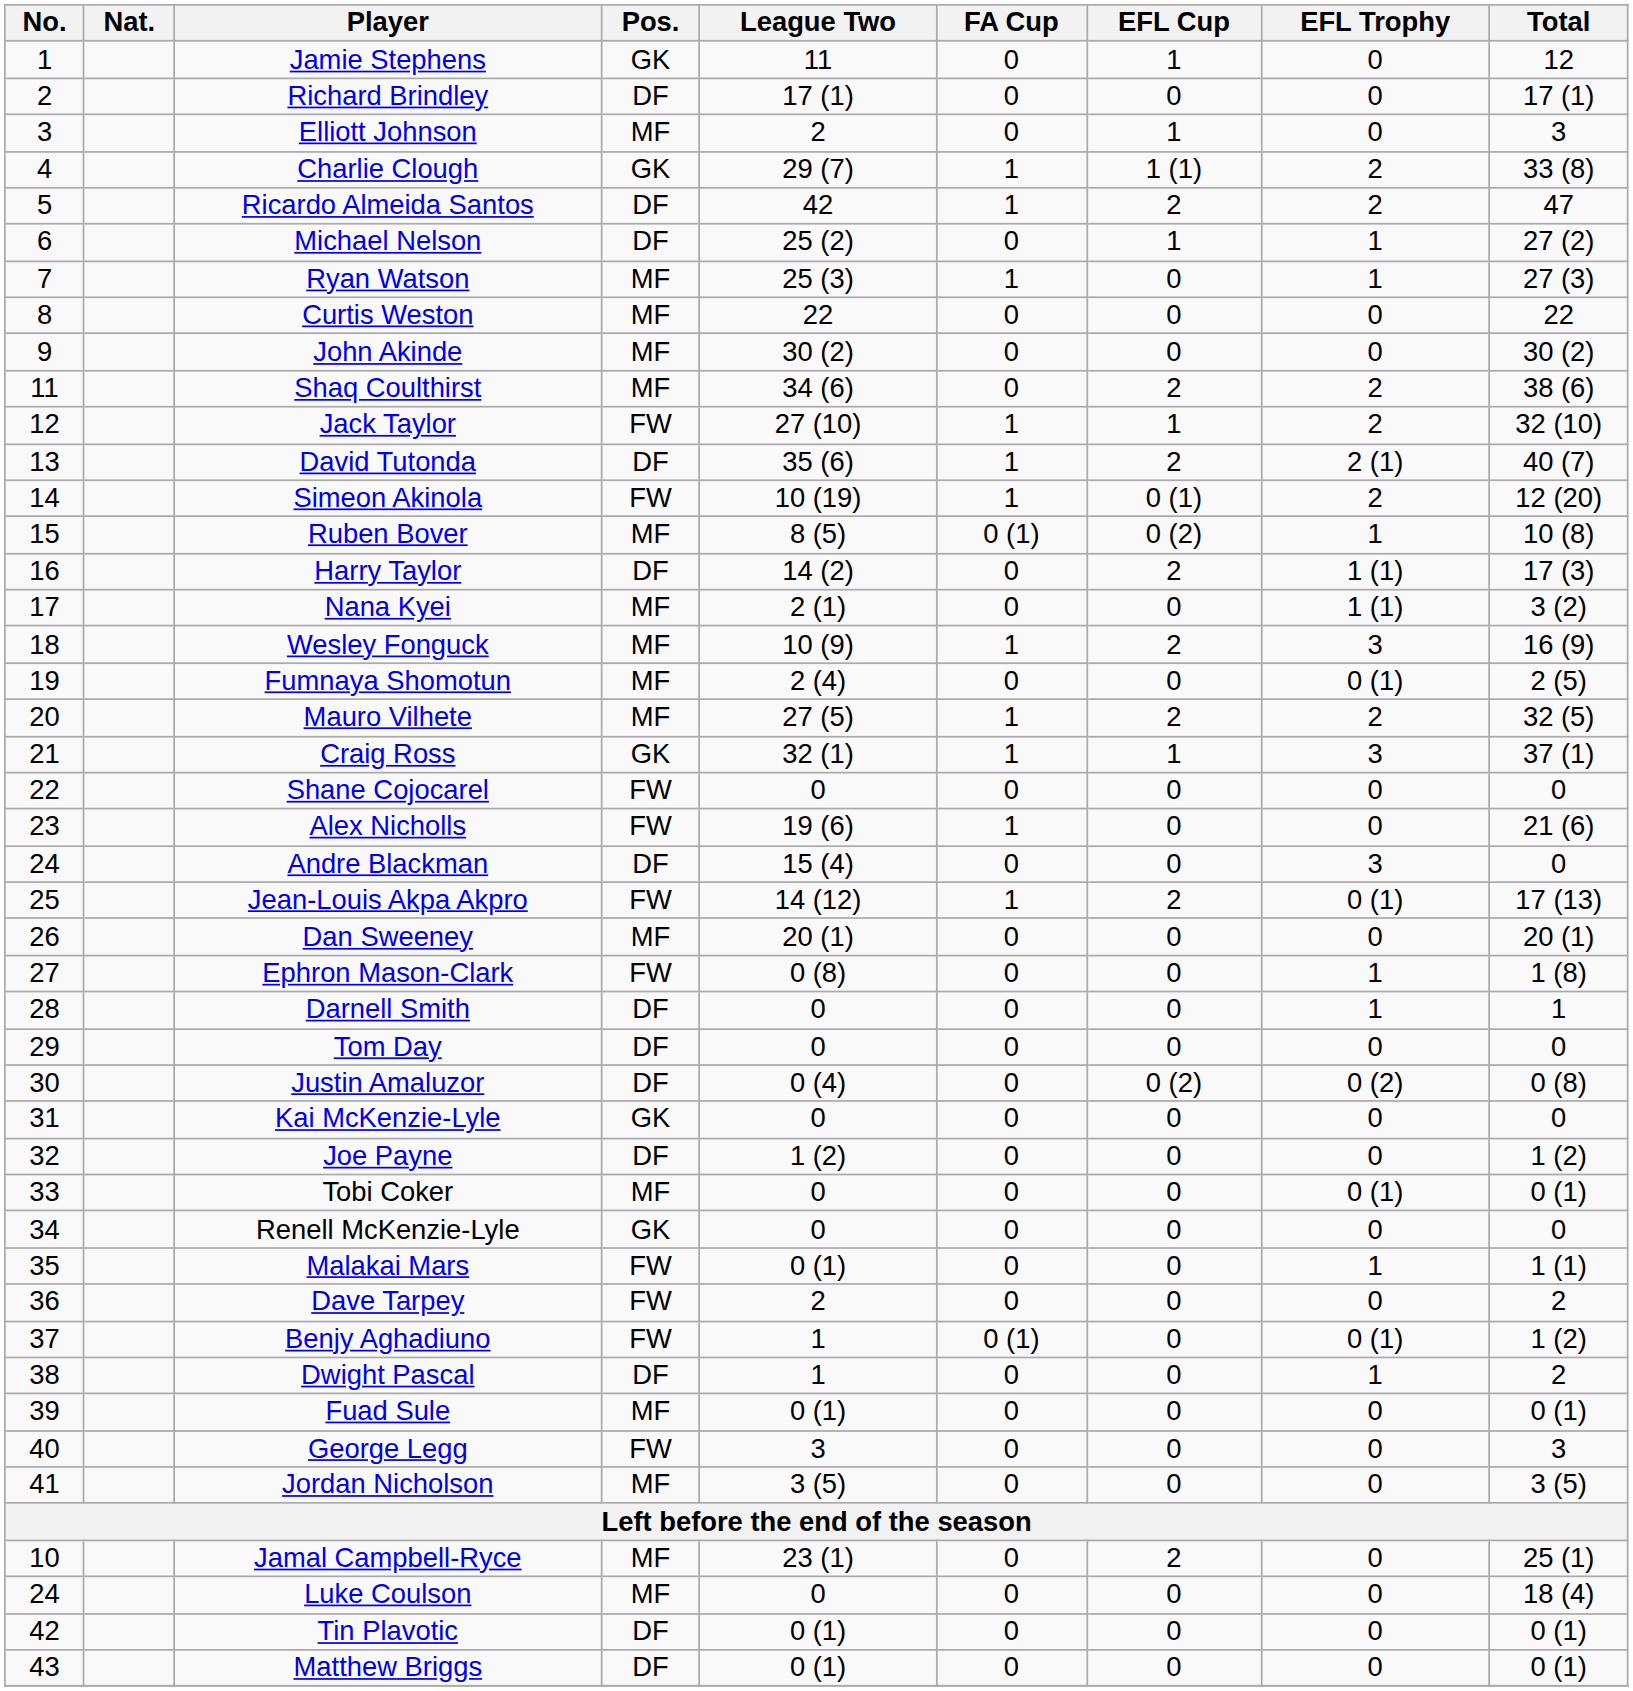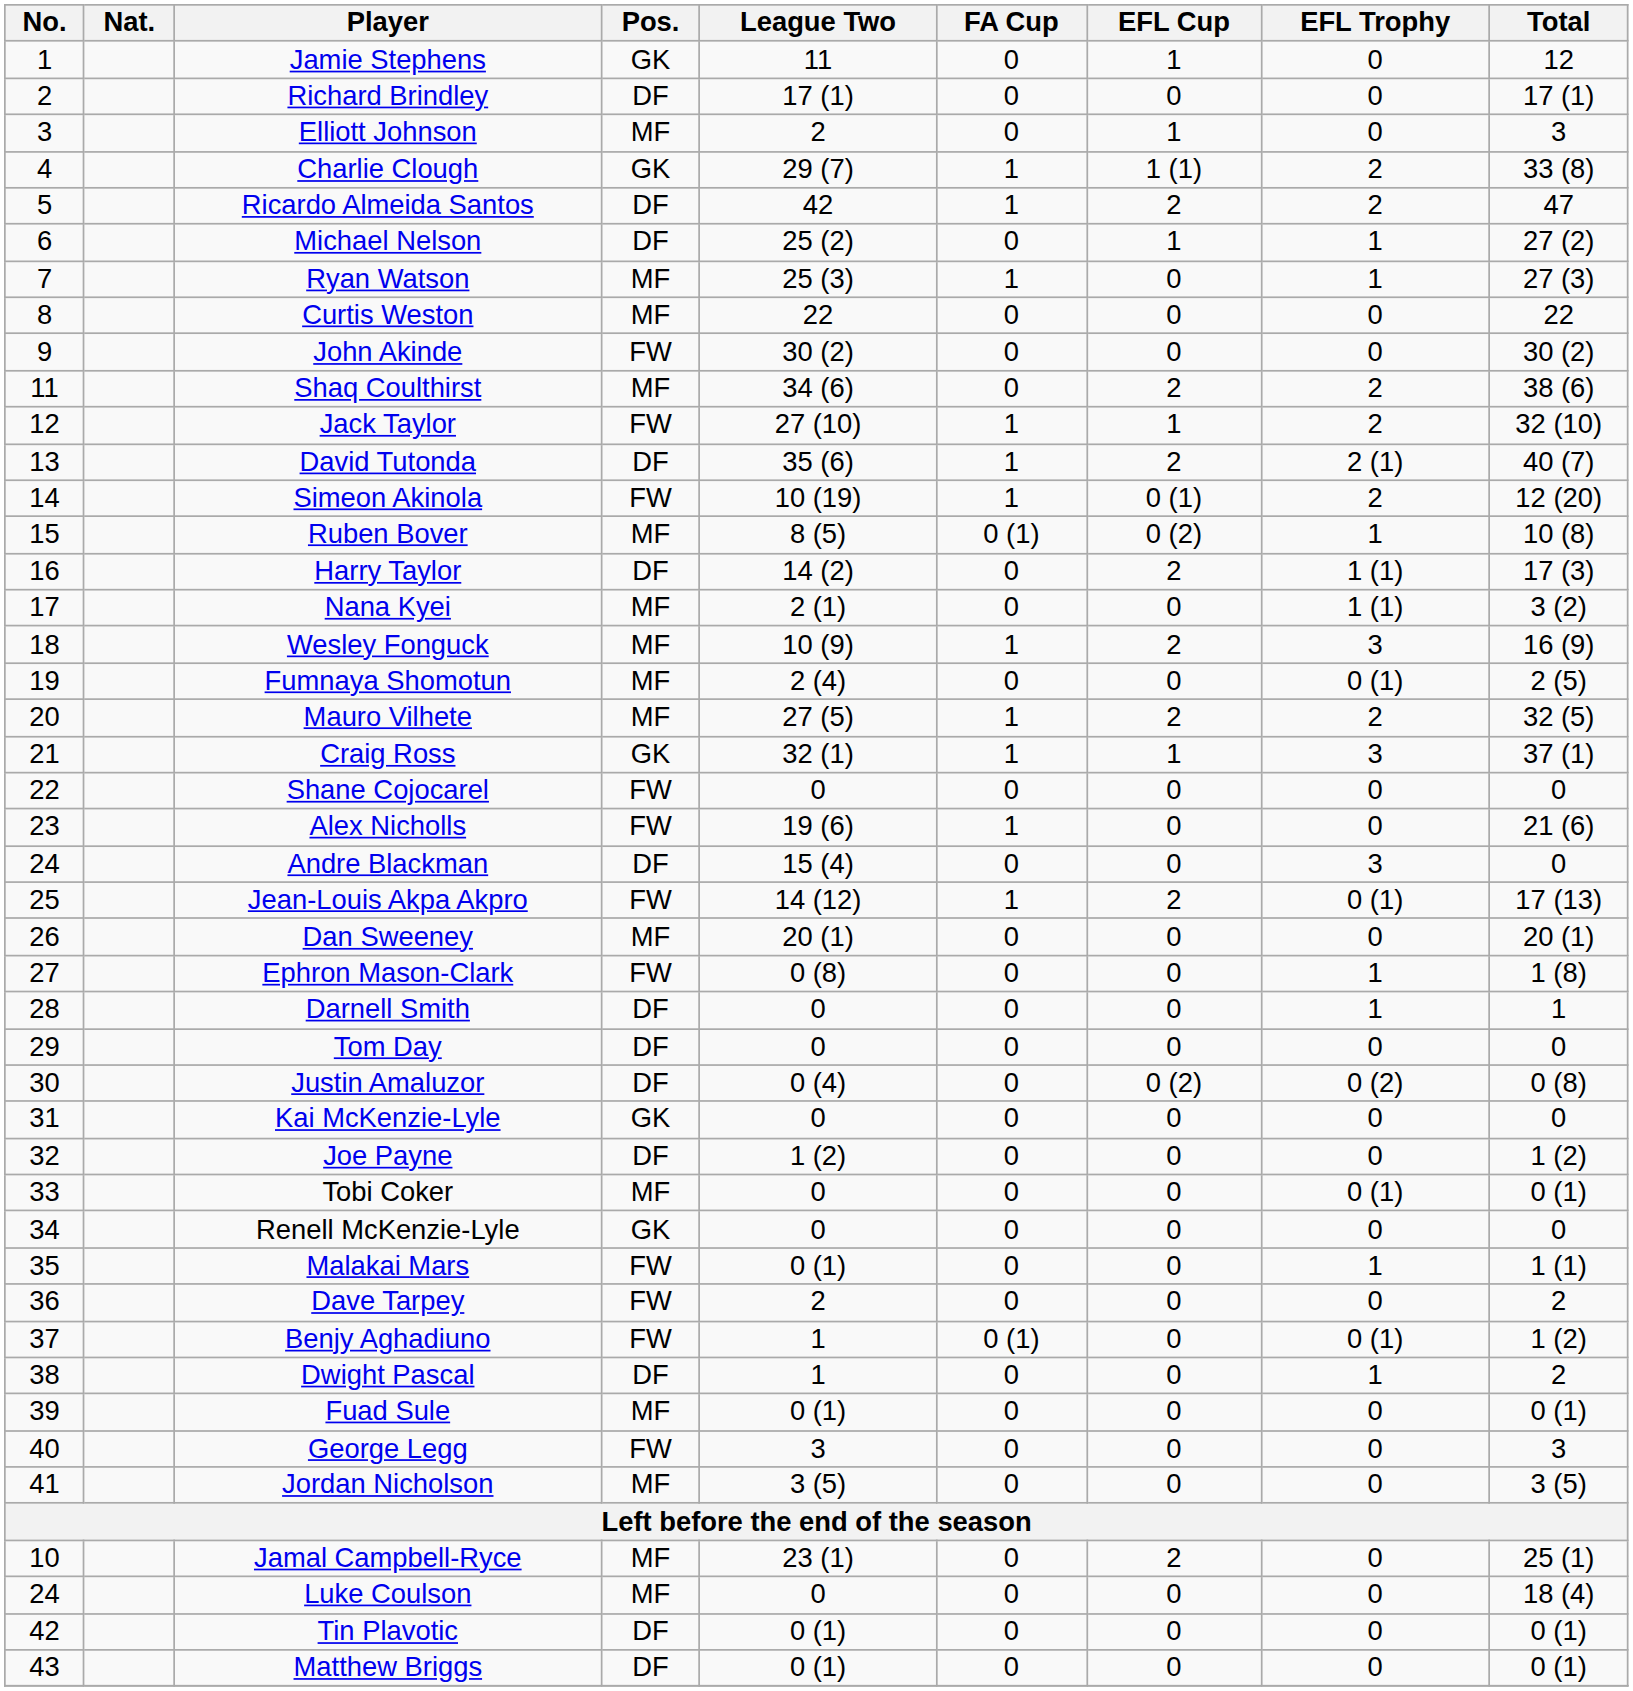(651, 351) MF -> (651, 351) FW
